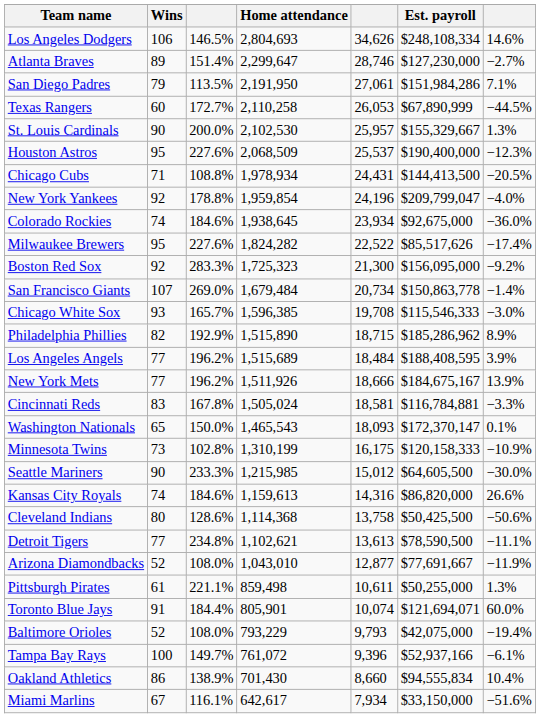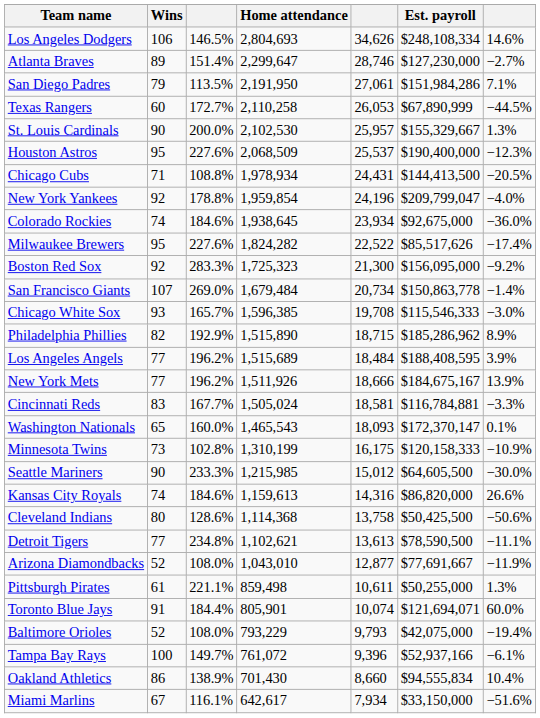(211, 404) 167.8% -> (211, 404) 167.7%
(211, 426) 150.0% -> (211, 426) 160.0%
